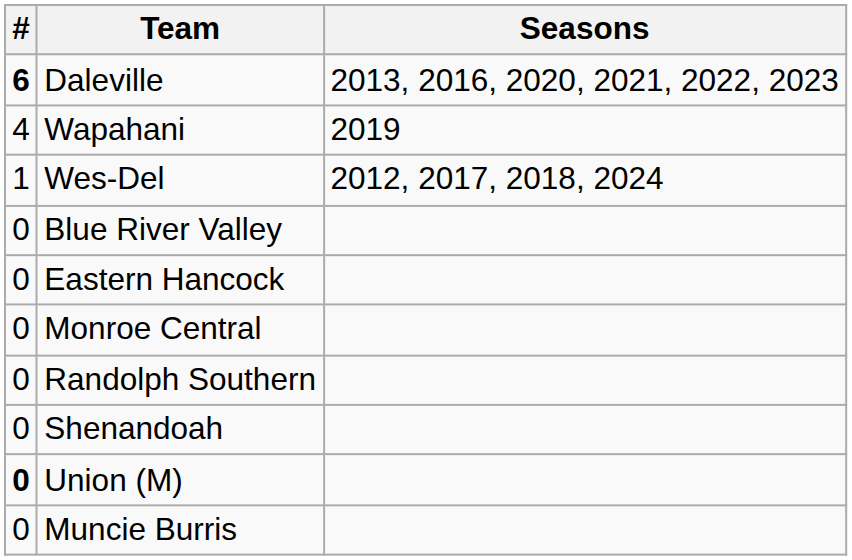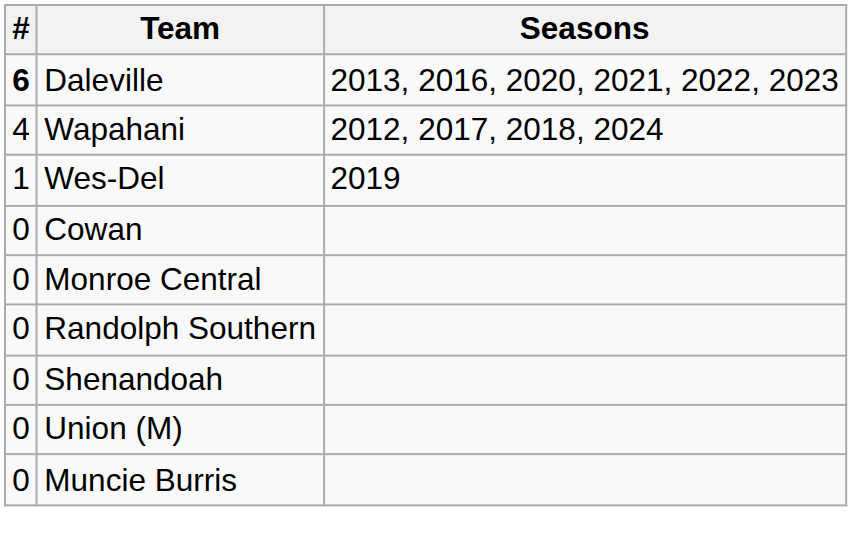(366, 129) 2019 -> (497, 129) 2012, 2017, 2018, 2024
(497, 179) 2012, 2017, 2018, 2024 -> (366, 179) 2019
- row: (163, 229)
+ row: (93, 229)
- row: (164, 279)
(21, 479) bold -> (21, 429) normal
